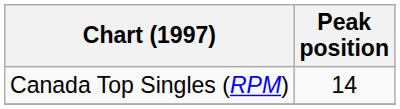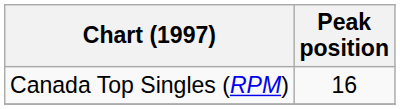(344, 85) 14 -> (344, 85) 16
